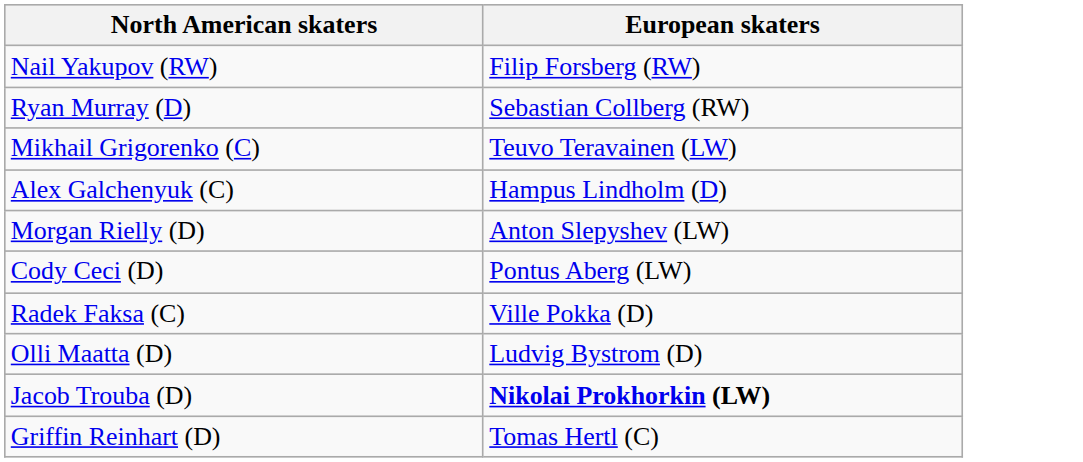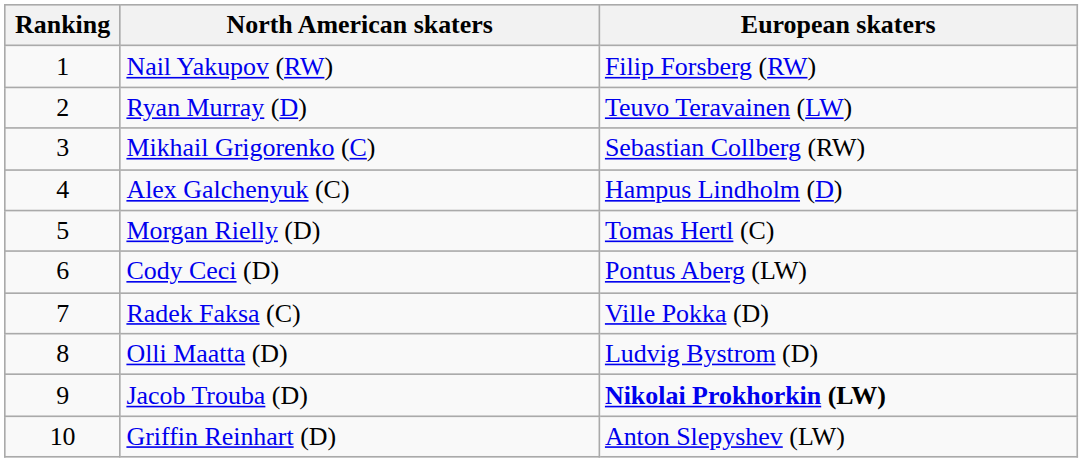+ column: (63, 25)
(619, 107) Sebastian Collberg (RW) -> (729, 107) Teuvo Teravainen (LW)
(613, 148) Teuvo Teravainen (LW) -> (735, 148) Sebastian Collberg (RW)
(609, 230) Anton Slepyshev (LW) -> (690, 230) Tomas Hertl (C)
(574, 436) Tomas Hertl (C) -> (725, 436) Anton Slepyshev (LW)
